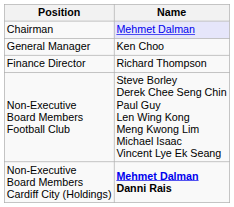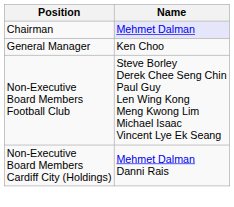- row: (46, 64)
(158, 182) bold -> (156, 165) normal
